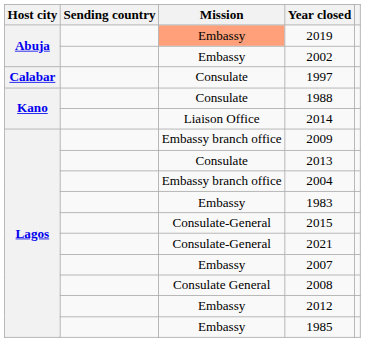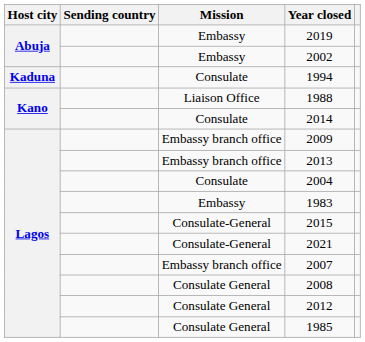(222, 35) lightsalmon background -> (222, 35) no background
- row: (319, 77)
+ row: (319, 77)
(222, 98) Consulate -> (222, 98) Liaison Office
(222, 118) Liaison Office -> (222, 118) Consulate
(222, 160) Consulate -> (222, 160) Embassy branch office
(222, 181) Embassy branch office -> (222, 181) Consulate
(222, 264) Embassy -> (222, 264) Embassy branch office
(222, 306) Embassy -> (222, 306) Consulate General
(222, 327) Embassy -> (222, 327) Consulate General
